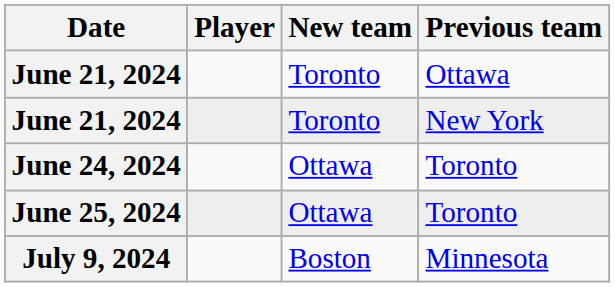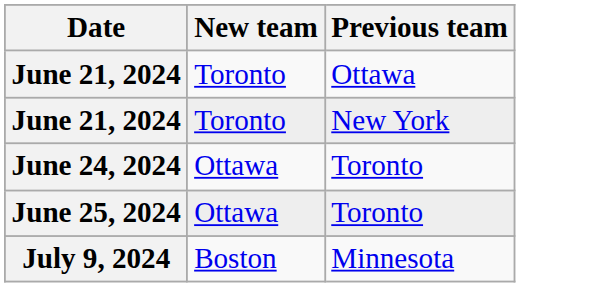- column: (235, 27)
